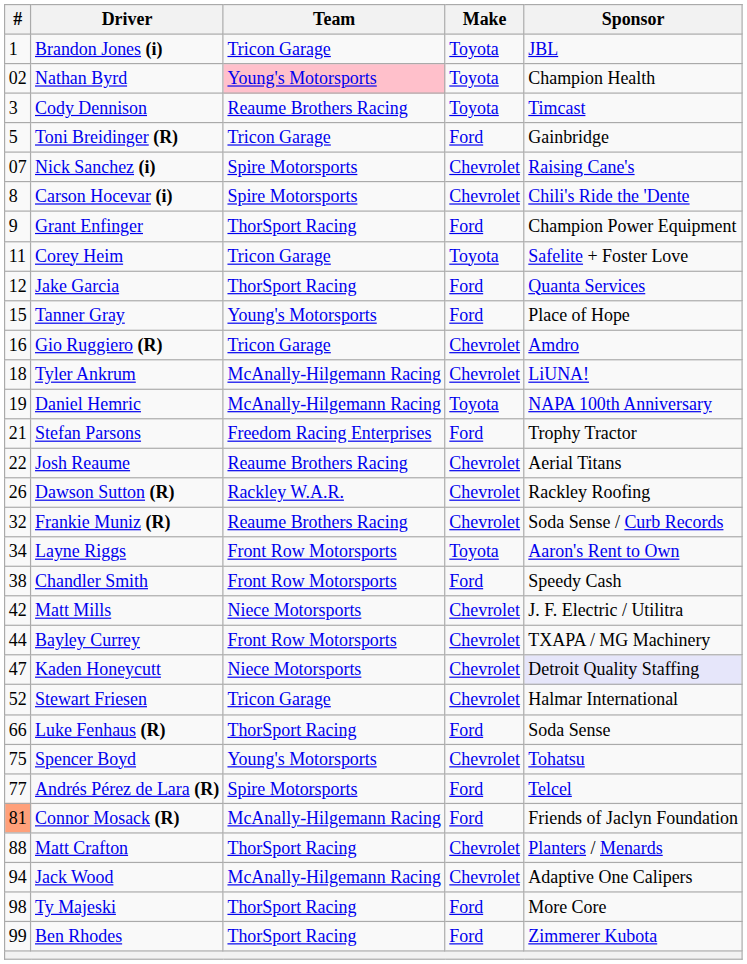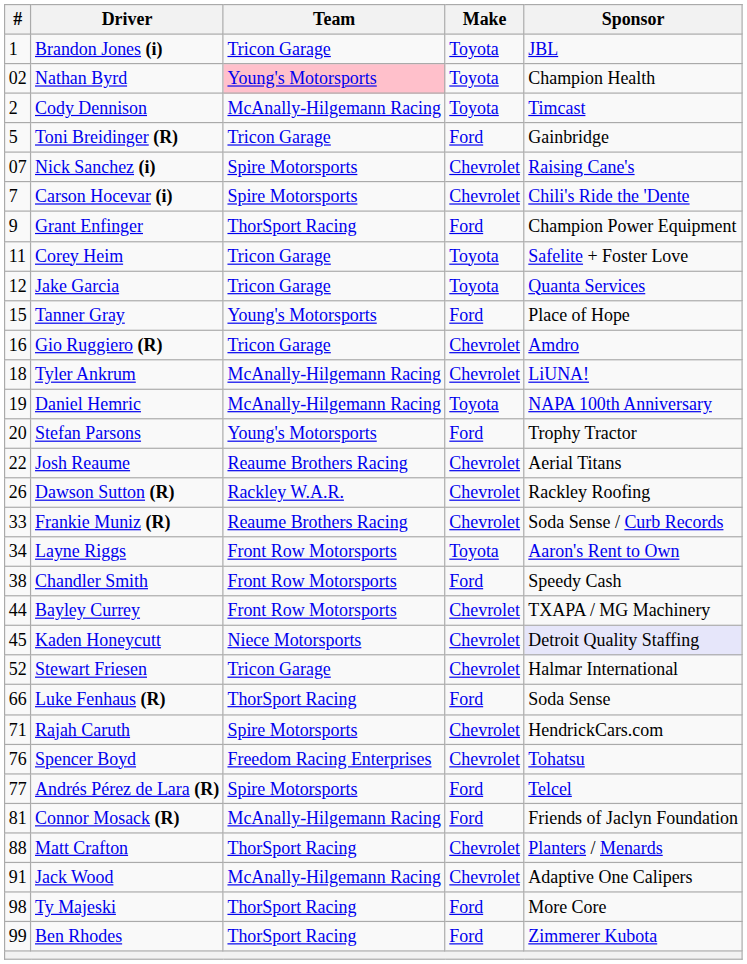(13, 108) 3 -> (13, 108) 2
(318, 108) Reaume Brothers Racing -> (334, 108) McAnally-Hilgemann Racing
(13, 196) 8 -> (13, 196) 7
(292, 285) ThorSport Racing -> (279, 285) Tricon Garage
(466, 285) Ford -> (474, 285) Toyota
(18, 433) 21 -> (18, 433) 20
(329, 433) Freedom Racing Enterprises -> (302, 433) Young's Motorsports
(18, 522) 32 -> (18, 522) 33
- row: (73, 610)
(18, 670) 47 -> (18, 640) 45
+ row: (83, 729)
(18, 758) 75 -> (18, 758) 76
(302, 758) Young's Motorsports -> (329, 758) Freedom Racing Enterprises
(18, 817) lightsalmon background -> (18, 817) no background
(18, 877) 94 -> (18, 877) 91
